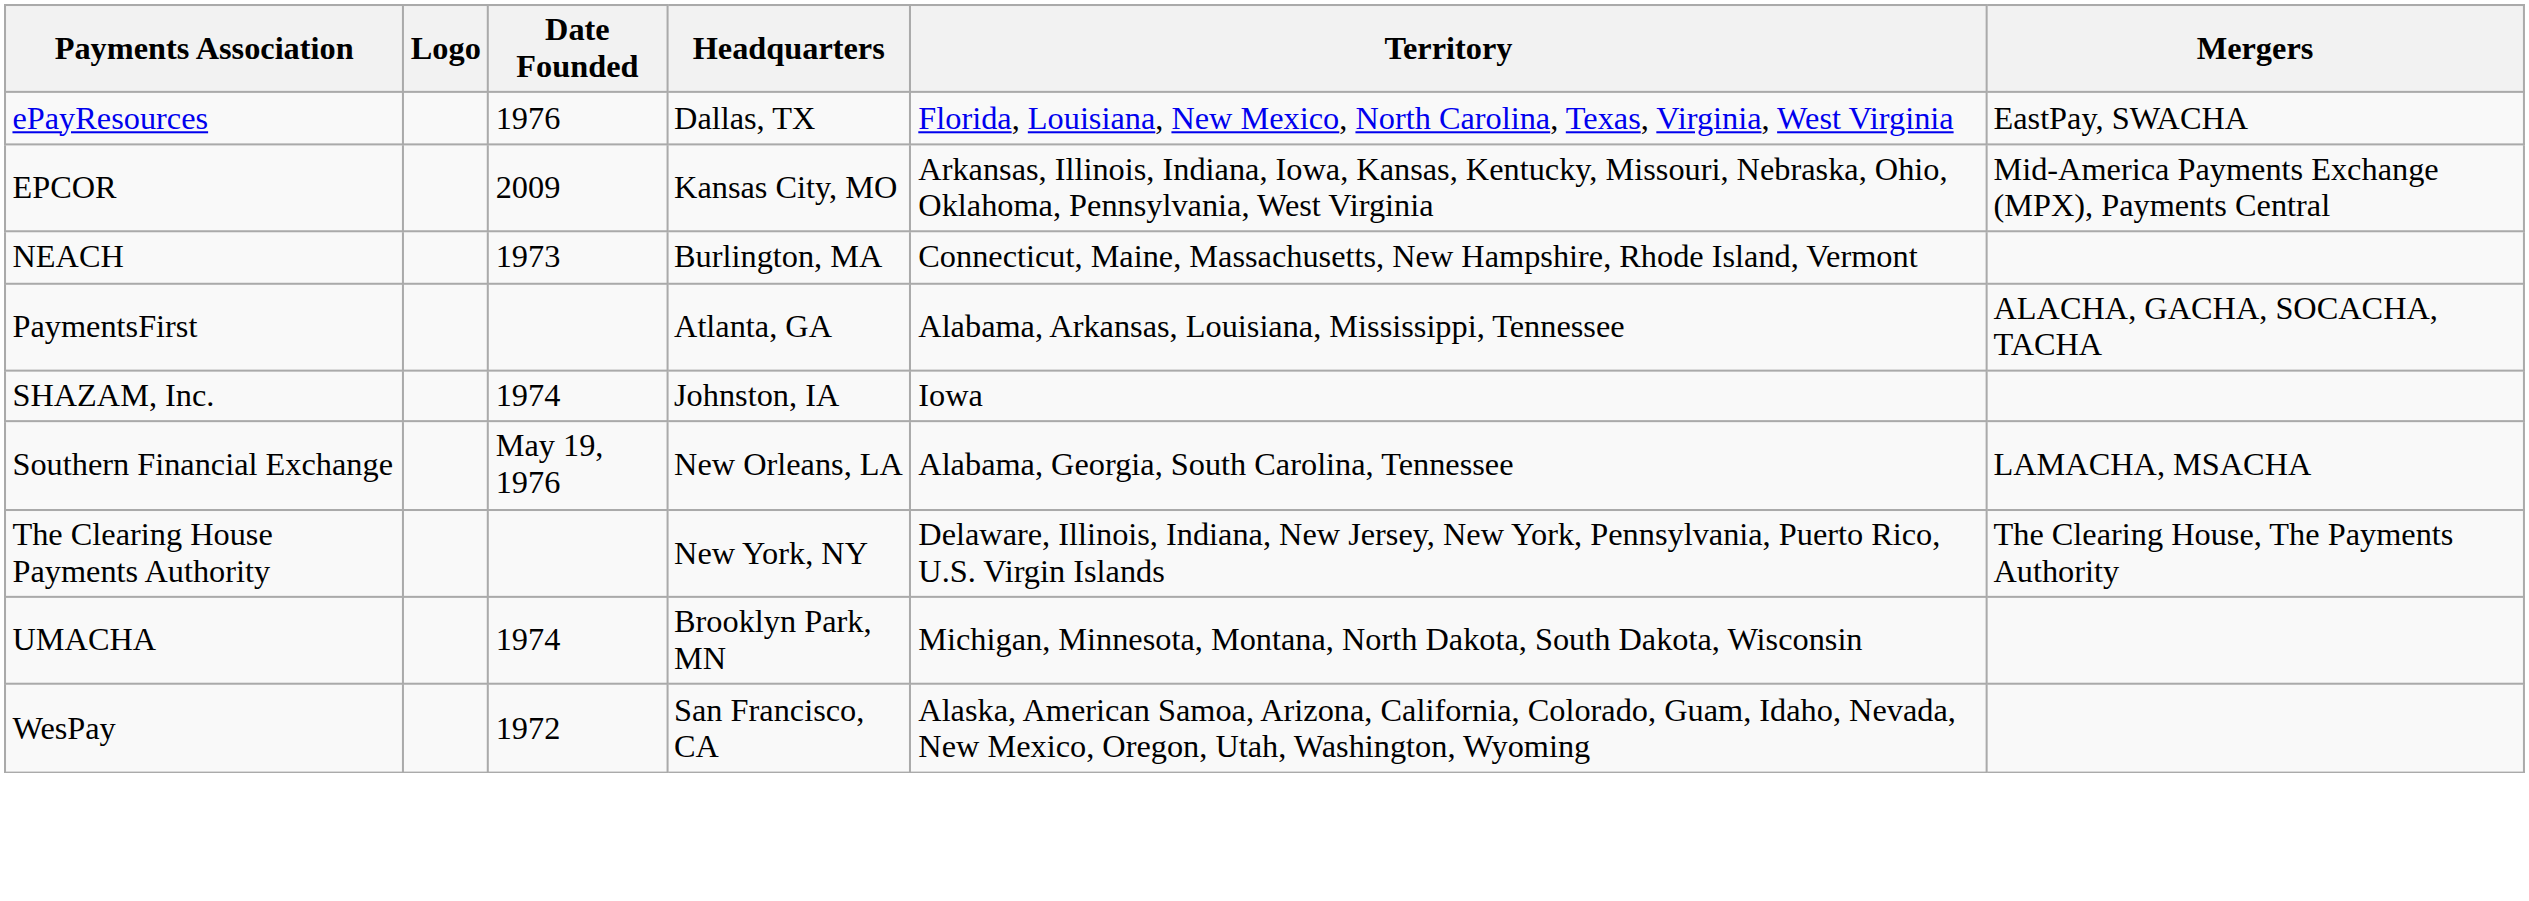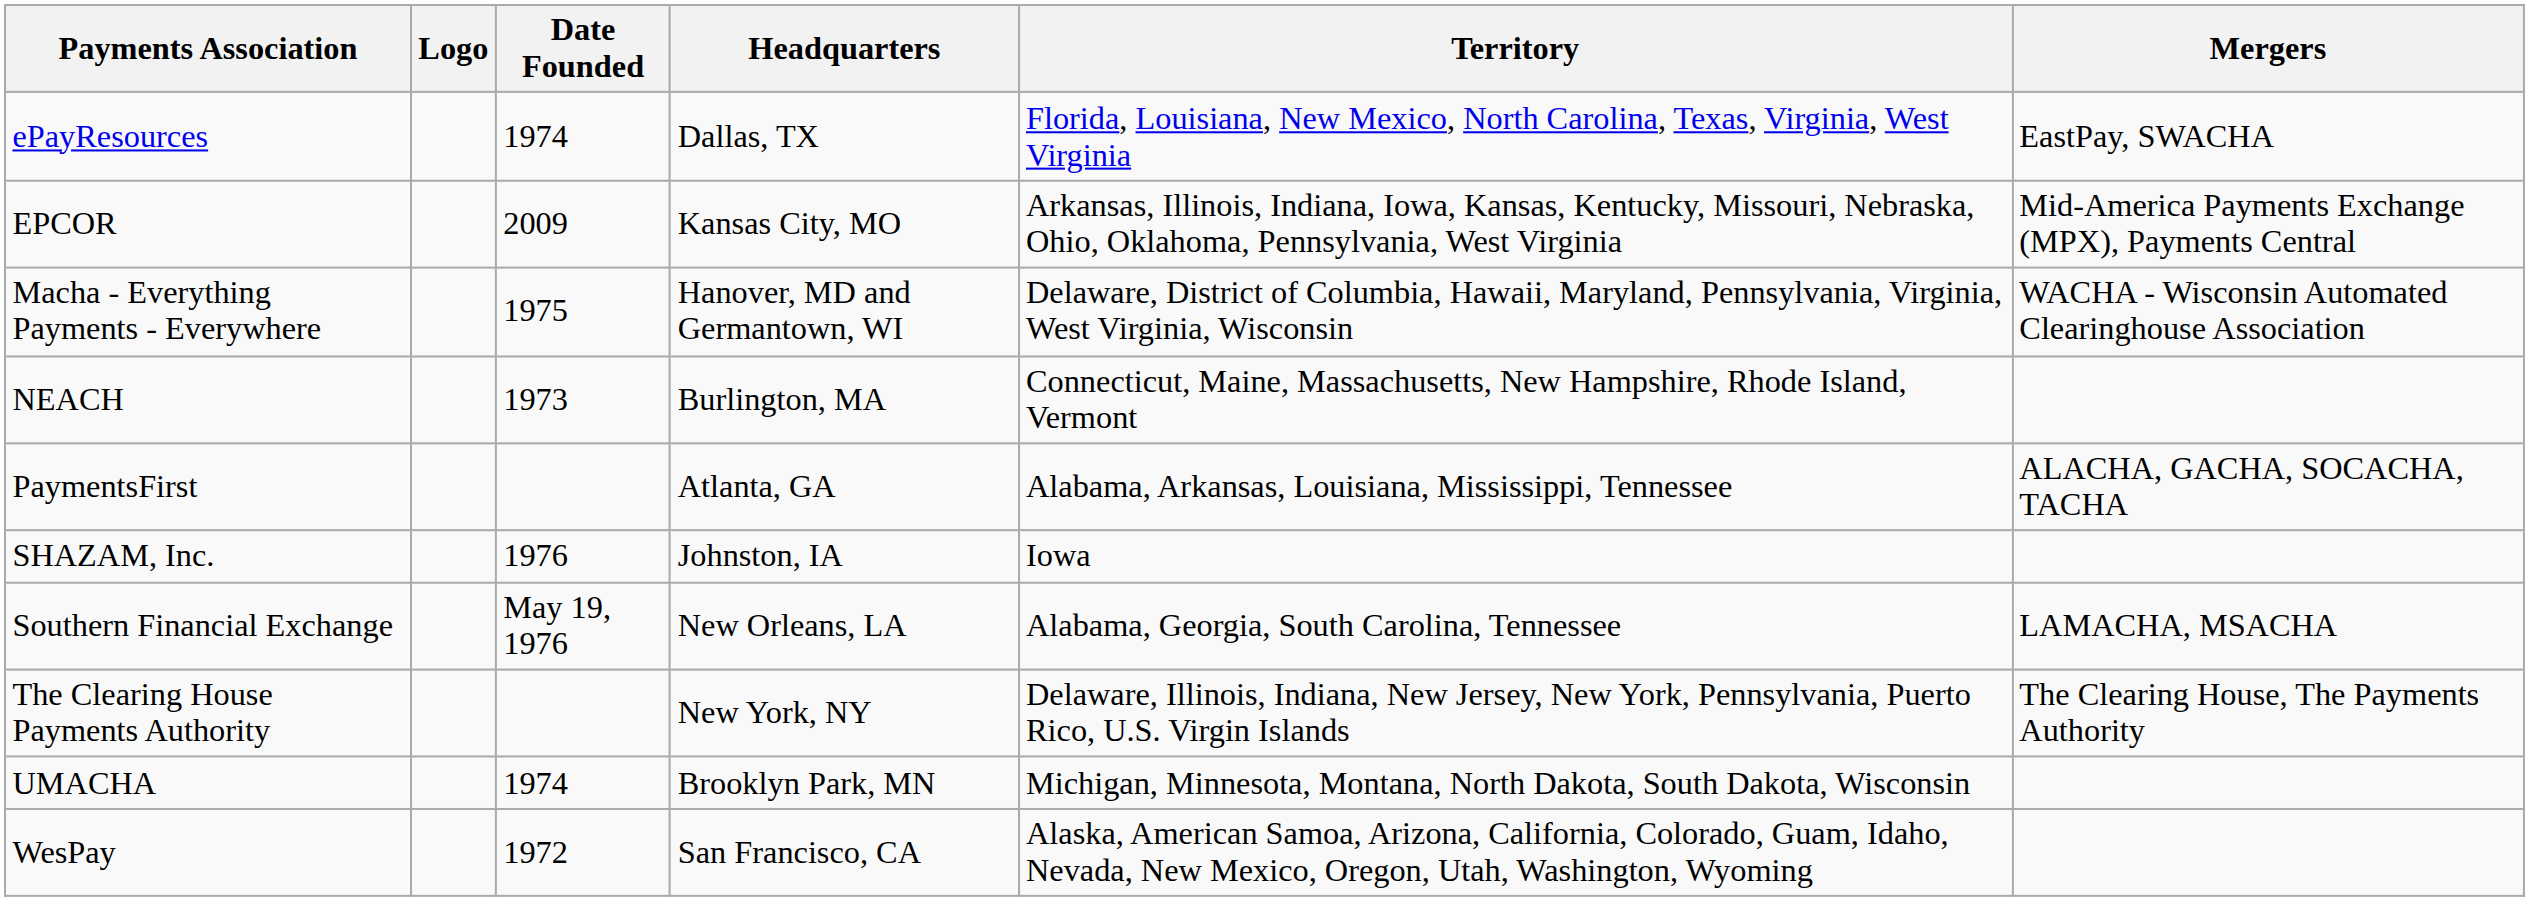(528, 117) 1976 -> (536, 135) 1974
+ row: (167, 311)
(528, 395) 1974 -> (536, 555) 1976
